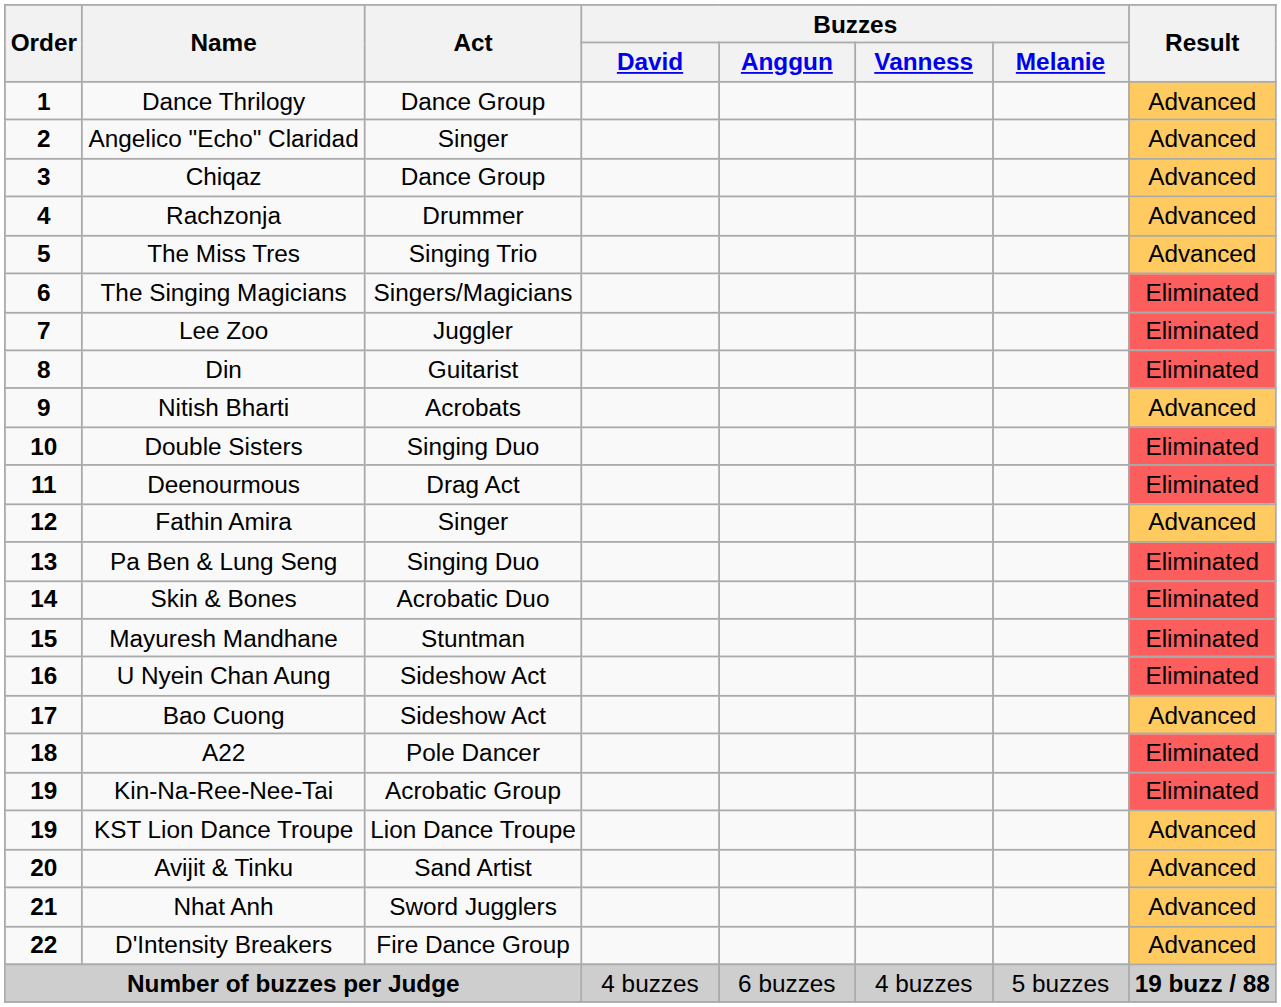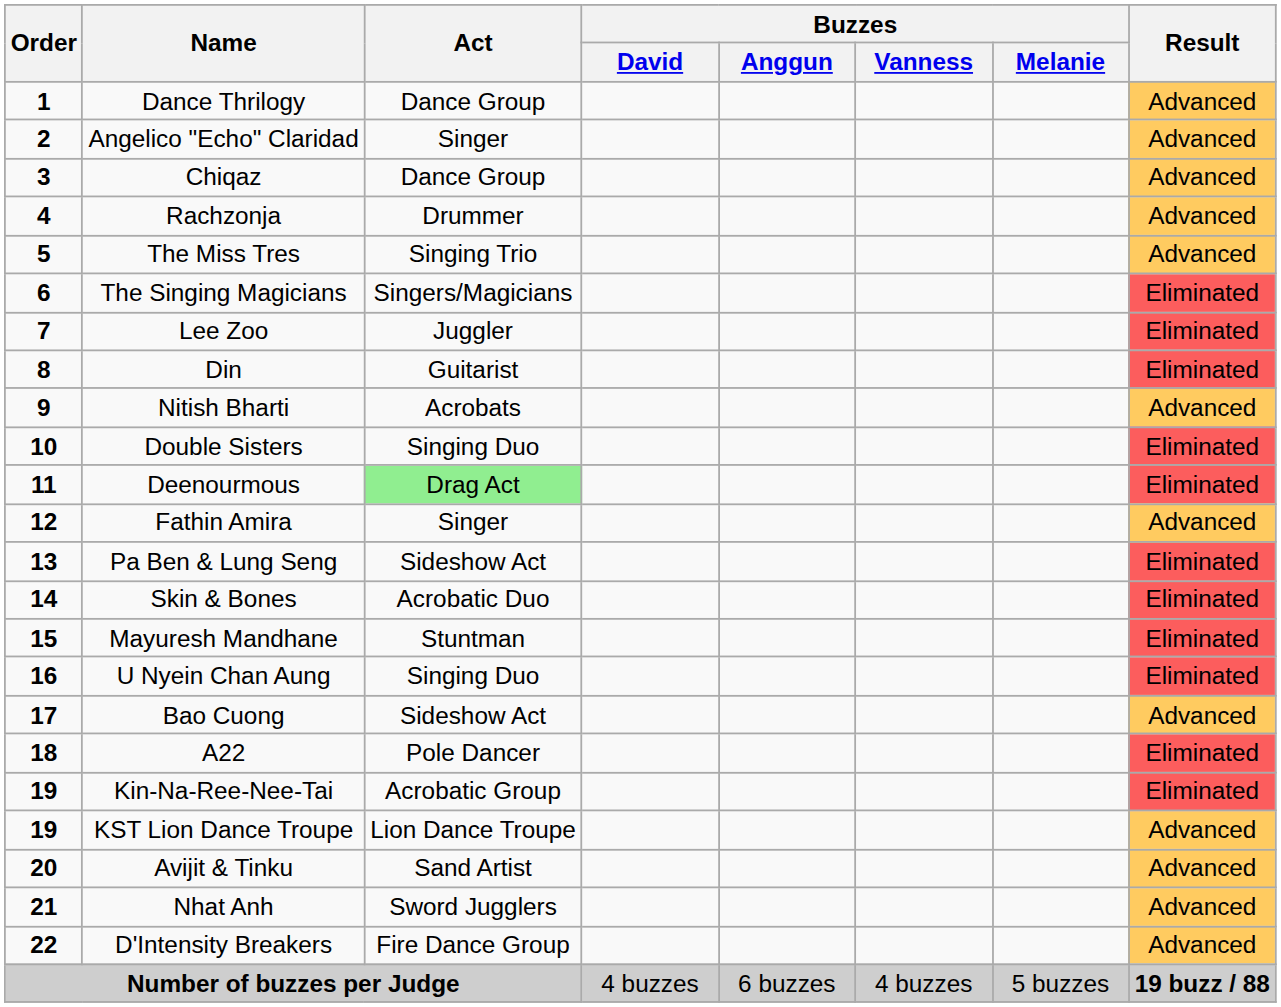(473, 484) no background -> (473, 484) lightgreen background
(473, 561) Singing Duo -> (473, 561) Sideshow Act
(473, 676) Sideshow Act -> (473, 676) Singing Duo
